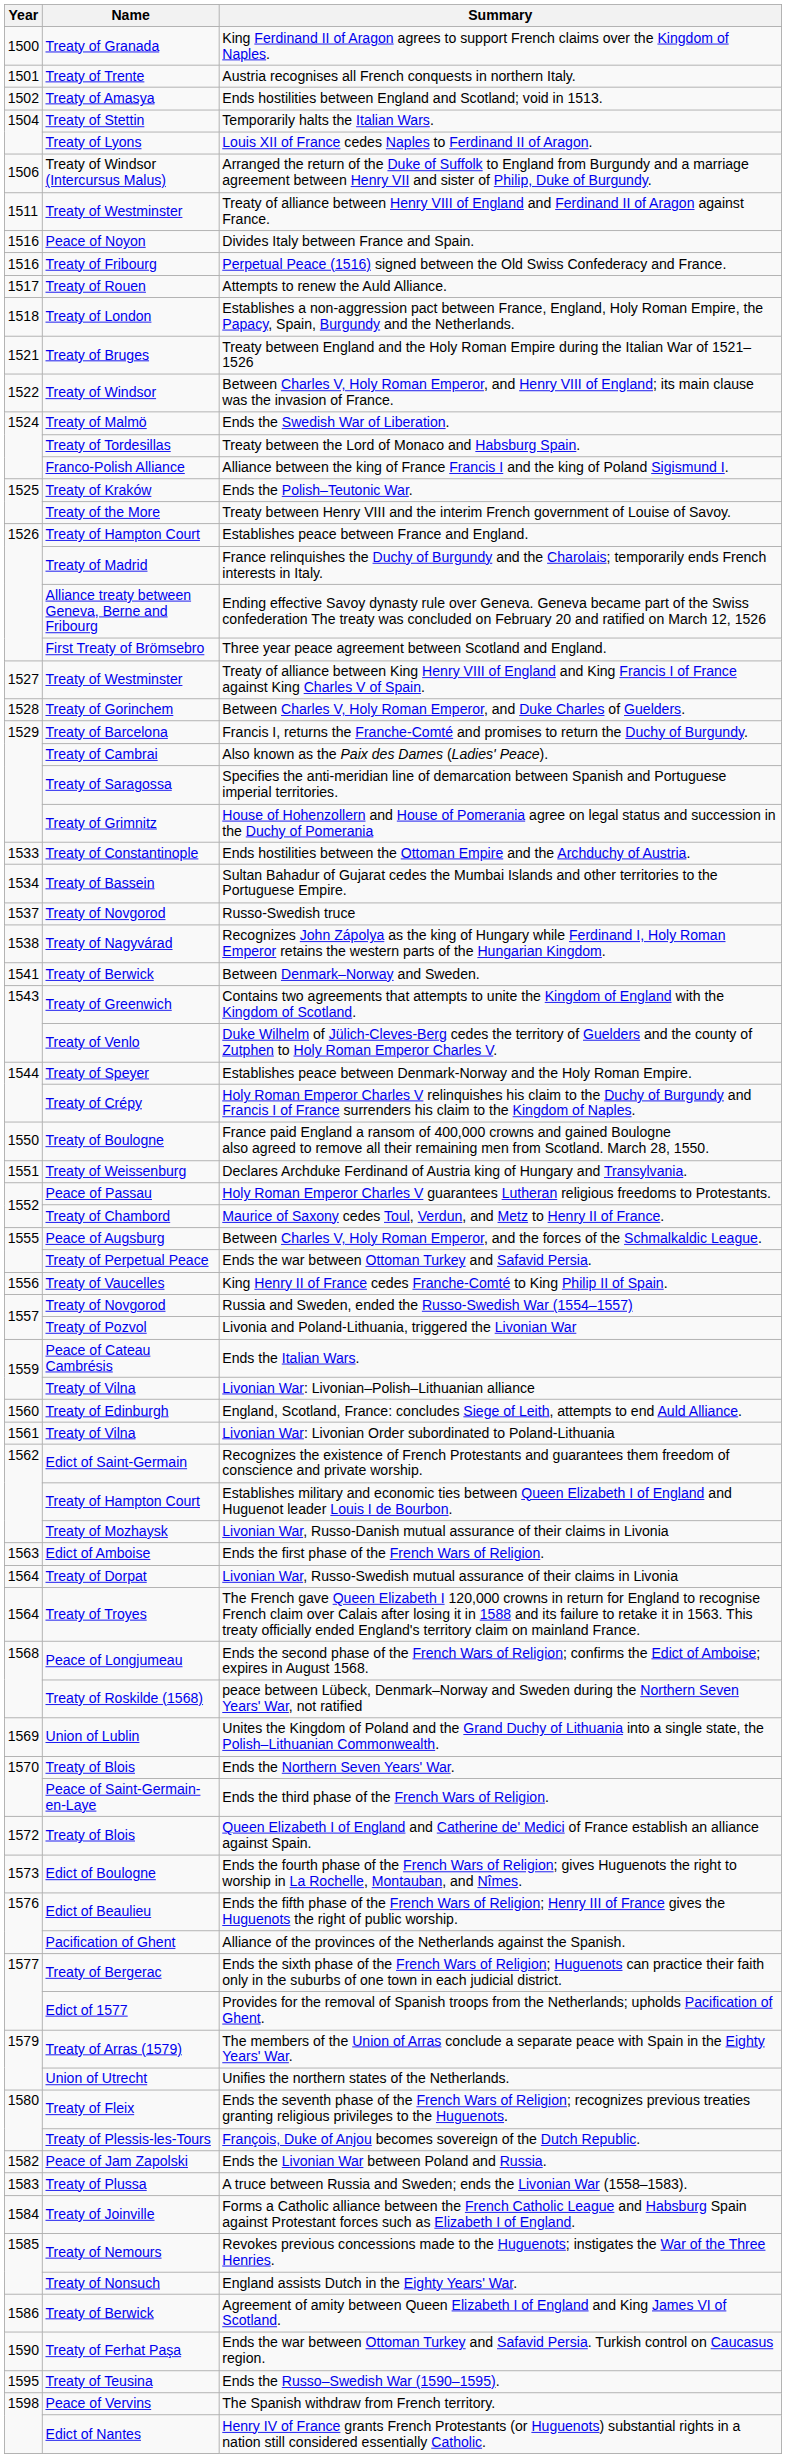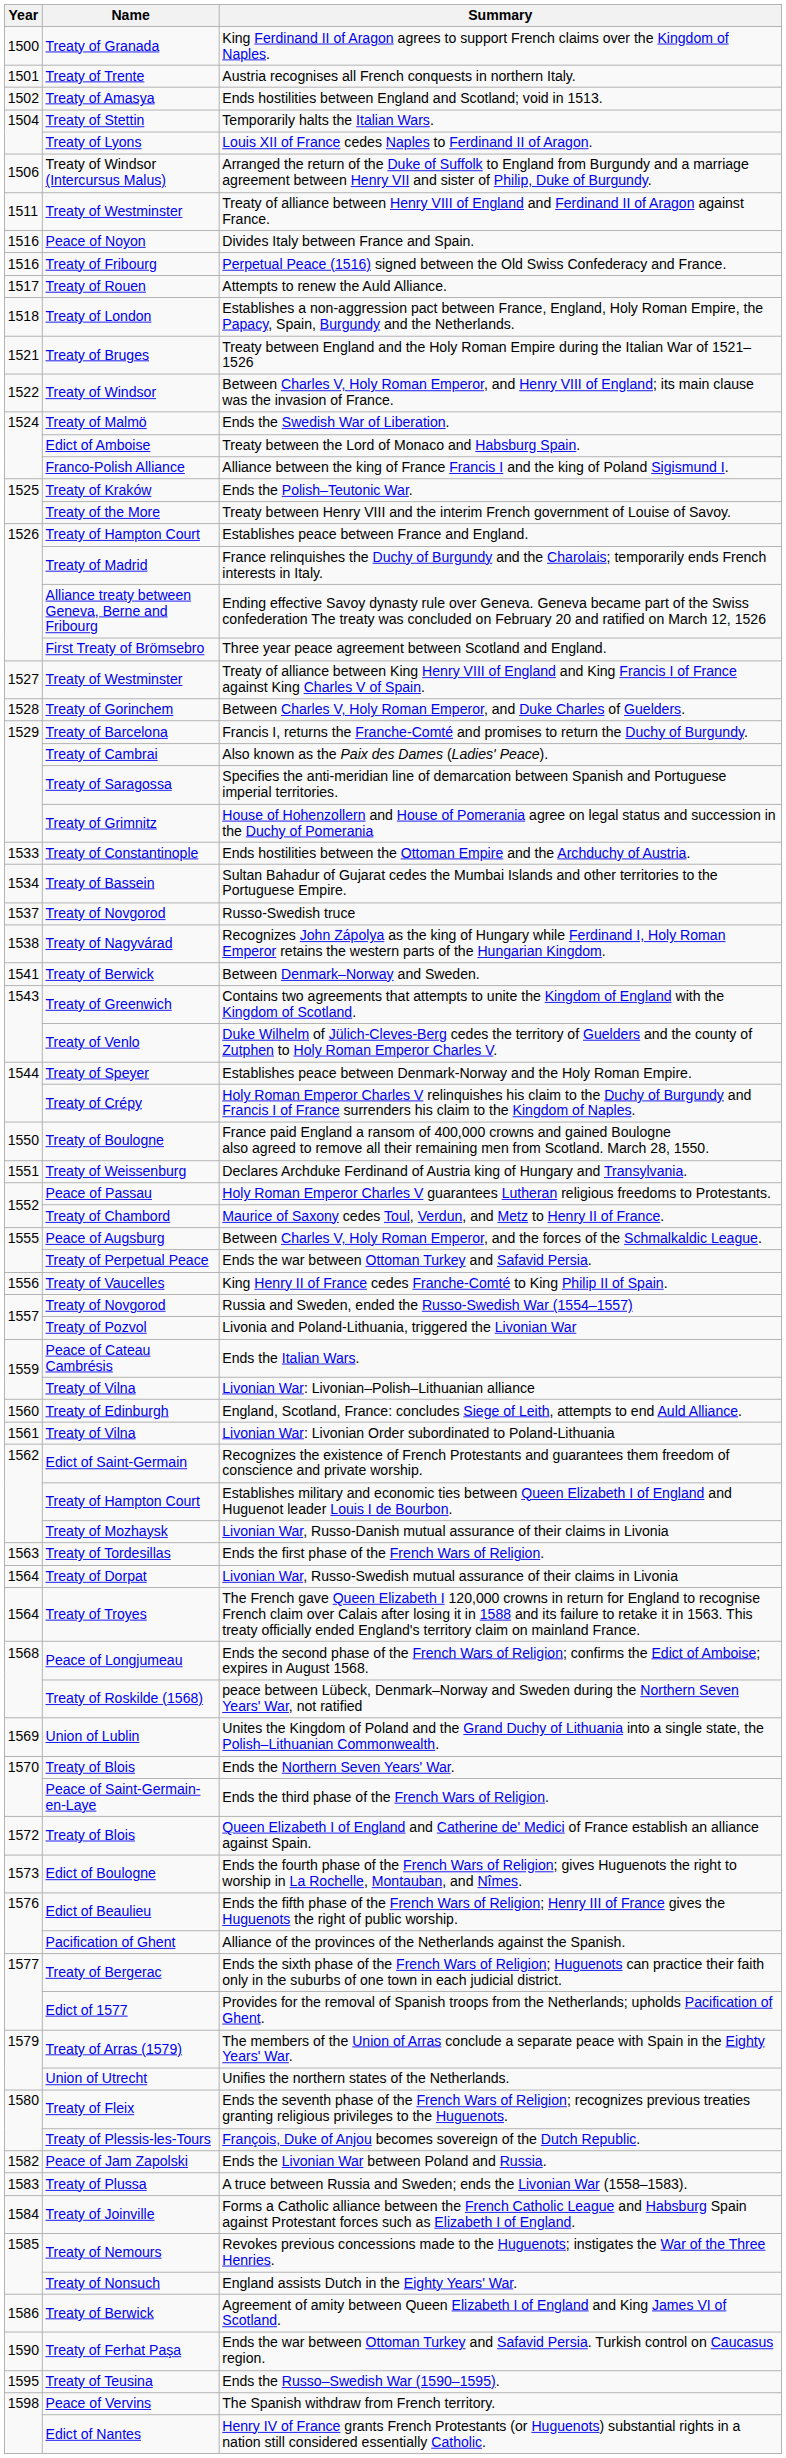(108, 445) Treaty of Tordesillas -> (98, 445) Edict of Amboise
(98, 1554) Edict of Amboise -> (108, 1554) Treaty of Tordesillas
